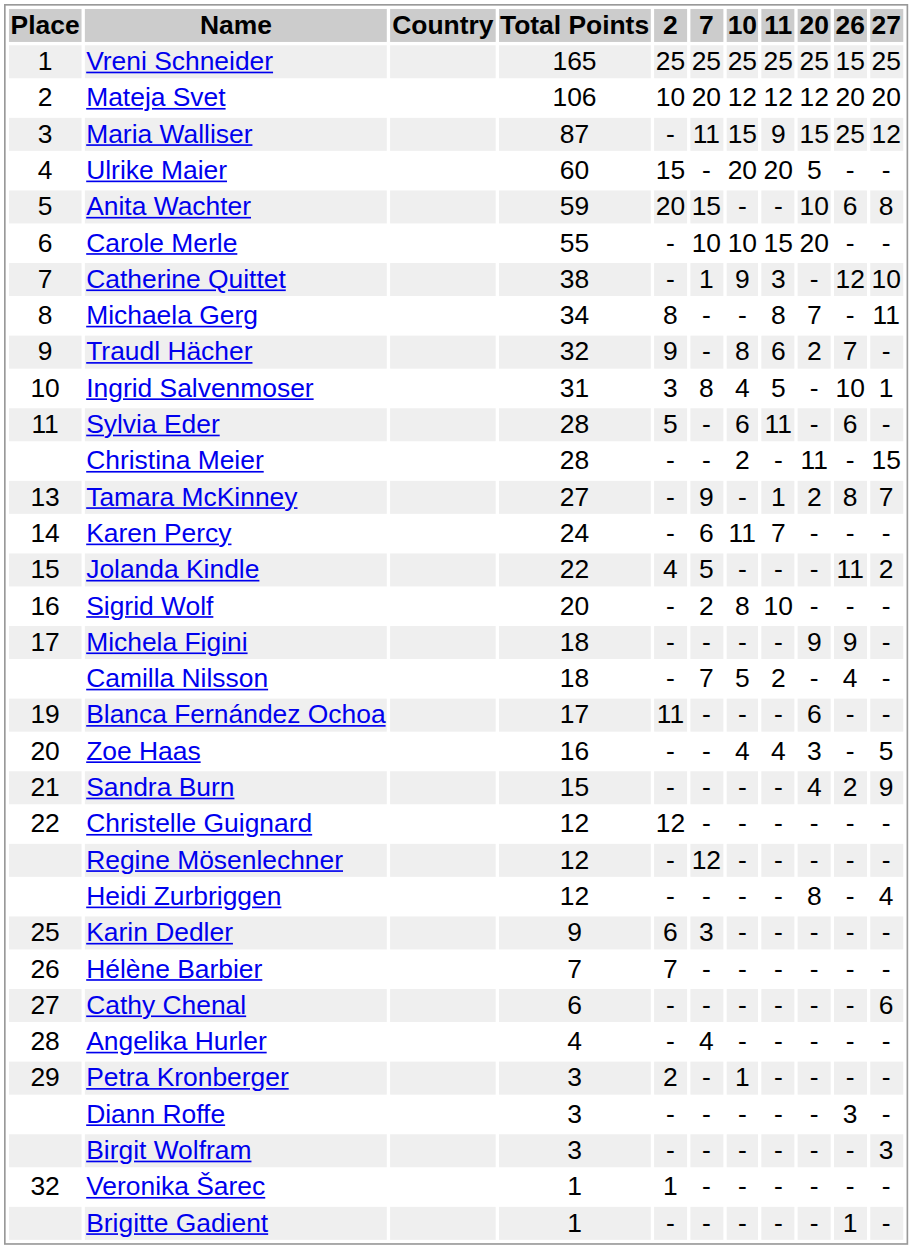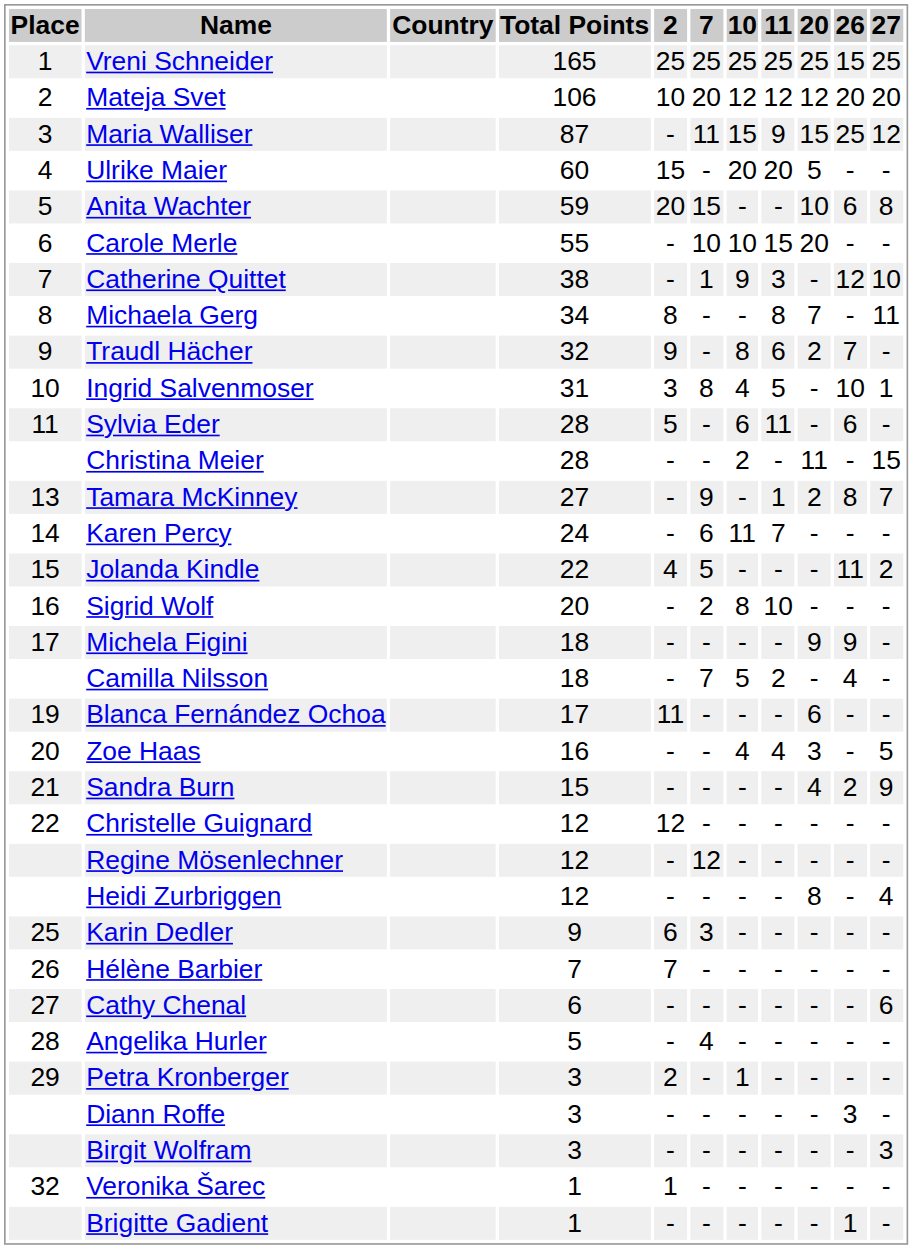(575, 1041) 4 -> (575, 1041) 5
